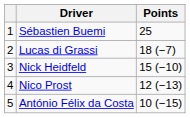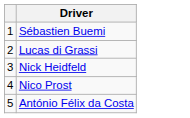- column: (161, 13)
